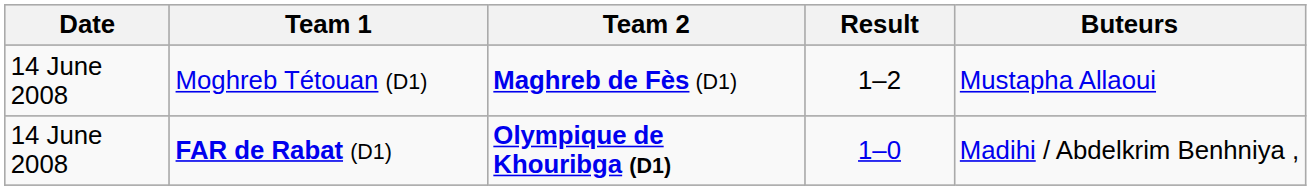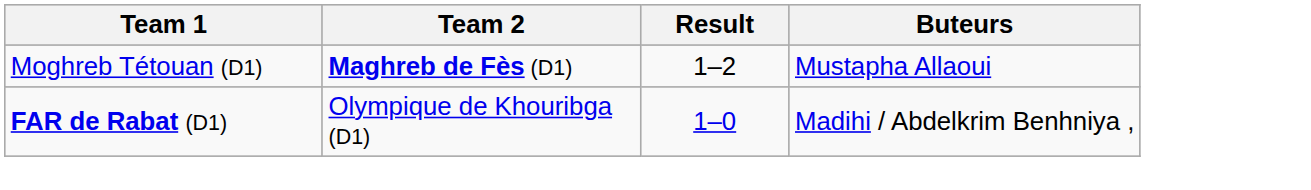- column: (87, 24)
(582, 150) bold -> (470, 121) normal
